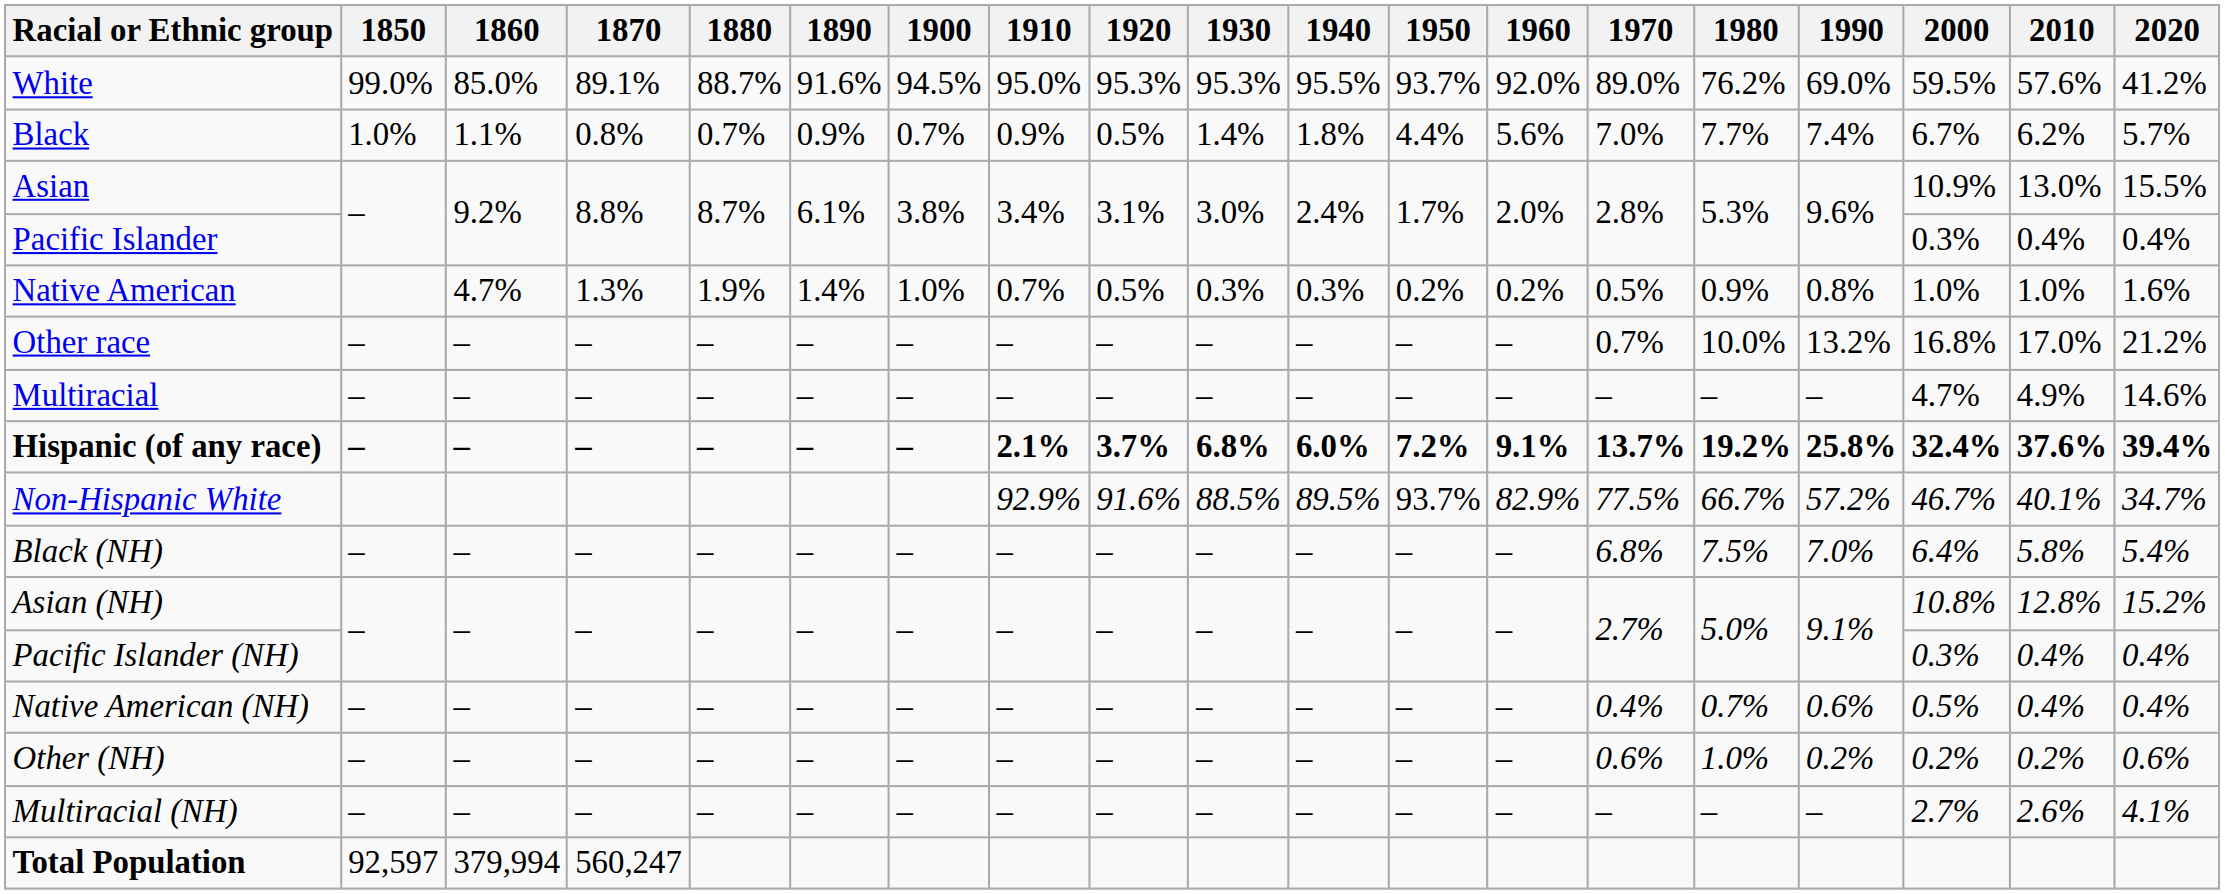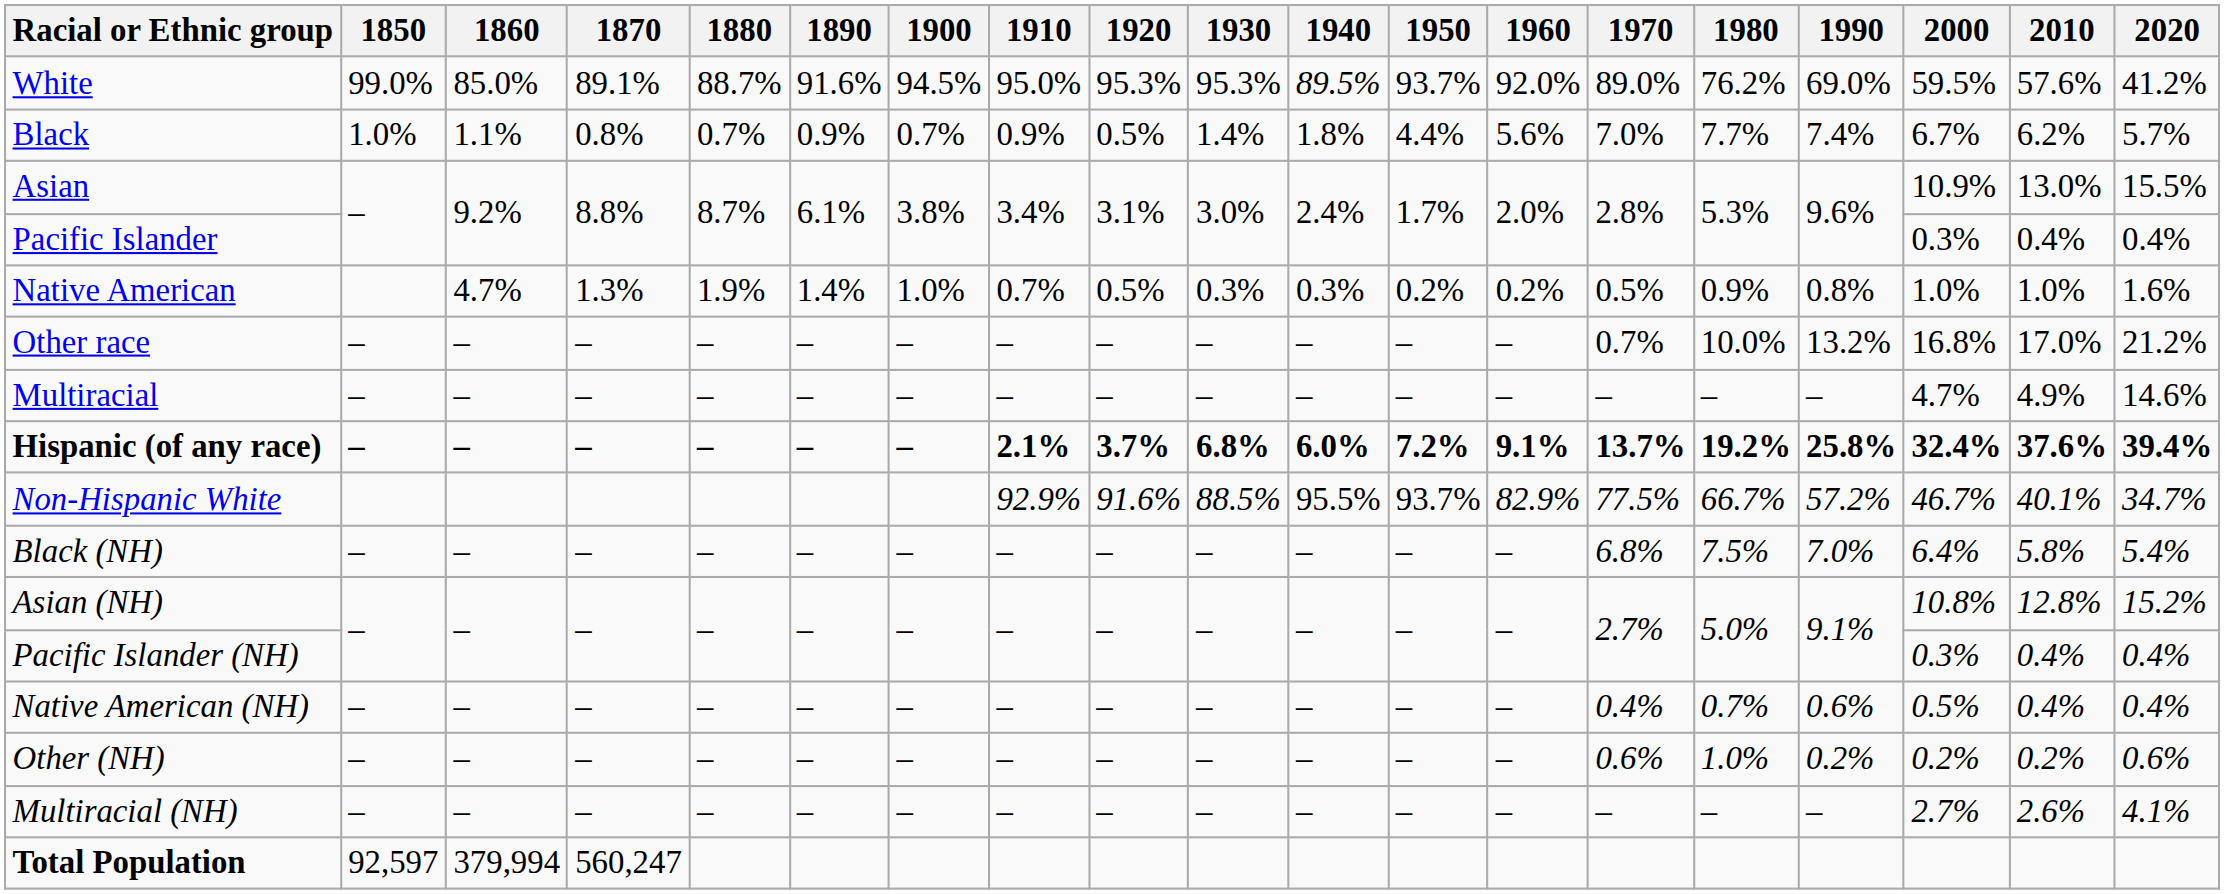(1338, 82) 95.5% -> (1338, 82) 89.5%
(1338, 498) 89.5% -> (1338, 498) 95.5%
